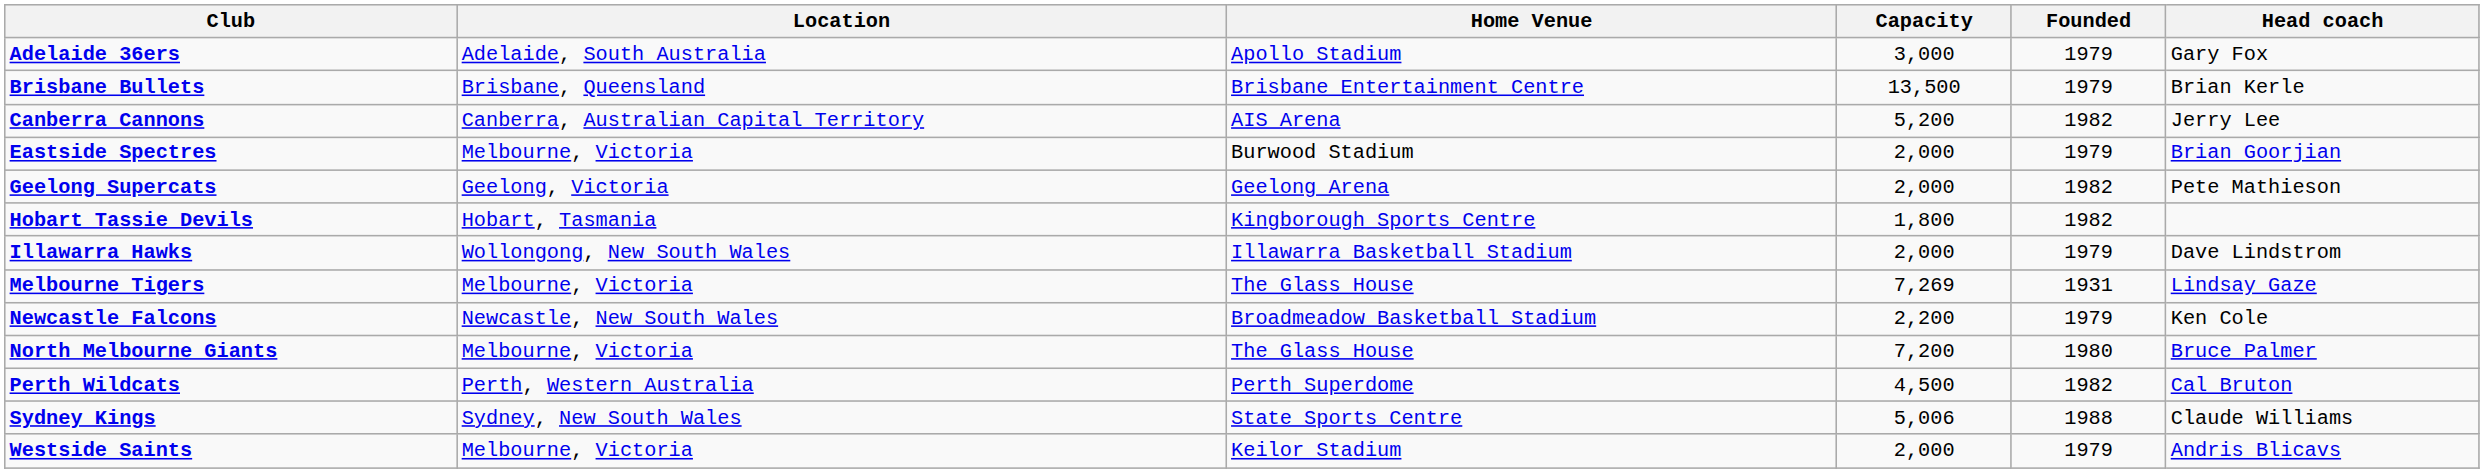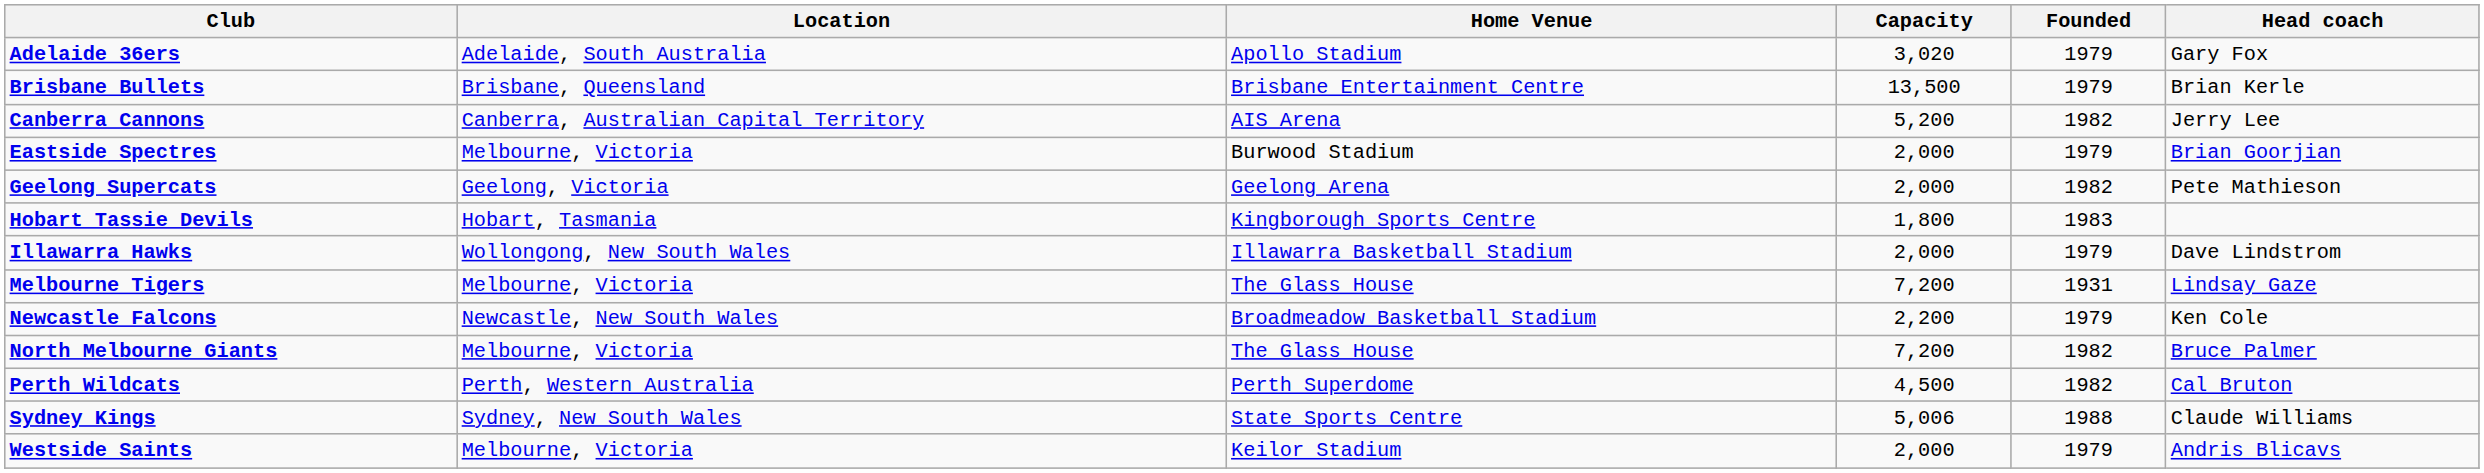(1924, 54) 3,000 -> (1924, 54) 3,020
(2089, 220) 1982 -> (2089, 220) 1983
(1924, 286) 7,269 -> (1924, 286) 7,200
(2089, 352) 1980 -> (2089, 352) 1982
